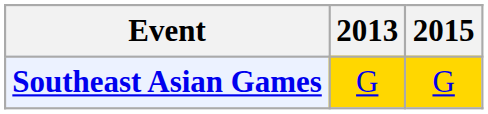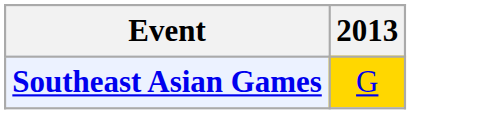- column: (444, 30)
